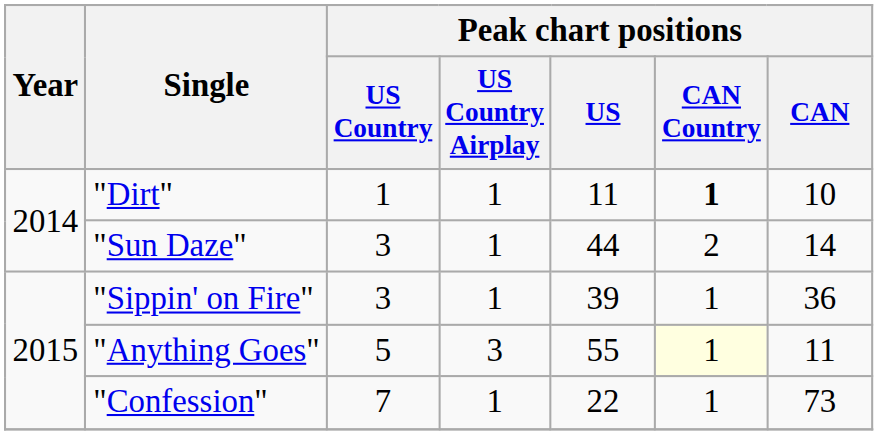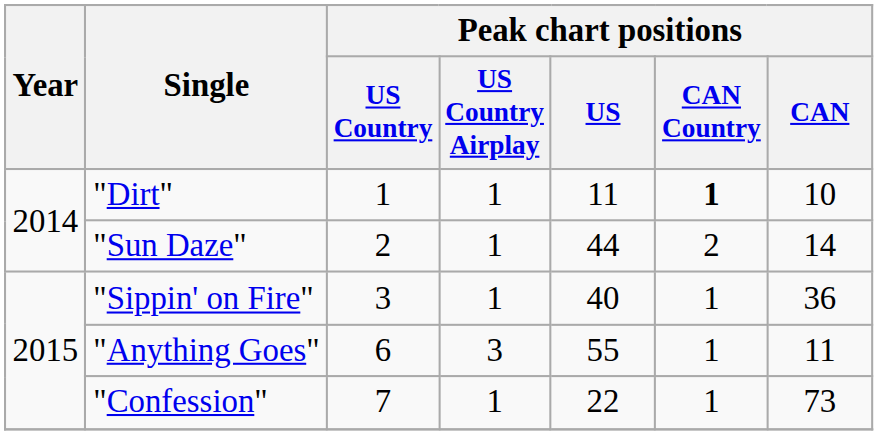(383, 245) 3 -> (383, 245) 2
(603, 297) 39 -> (603, 297) 40
(383, 349) 5 -> (383, 349) 6
(711, 349) lightyellow background -> (711, 349) no background
